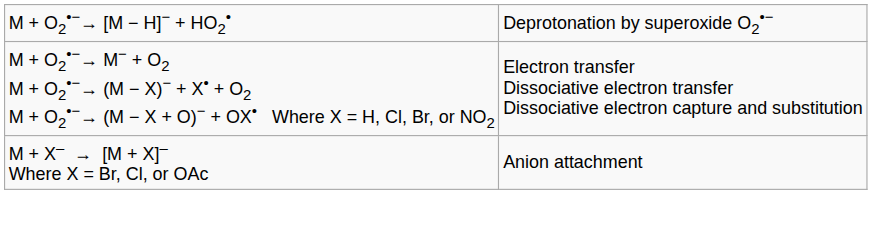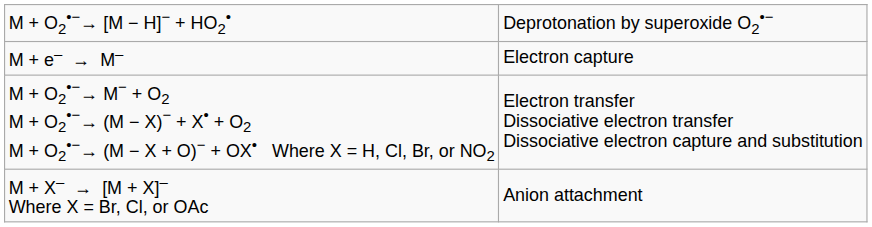+ row: (71, 57)
